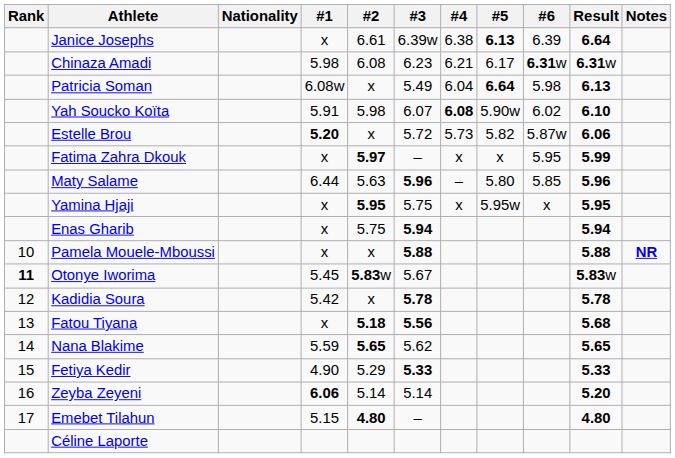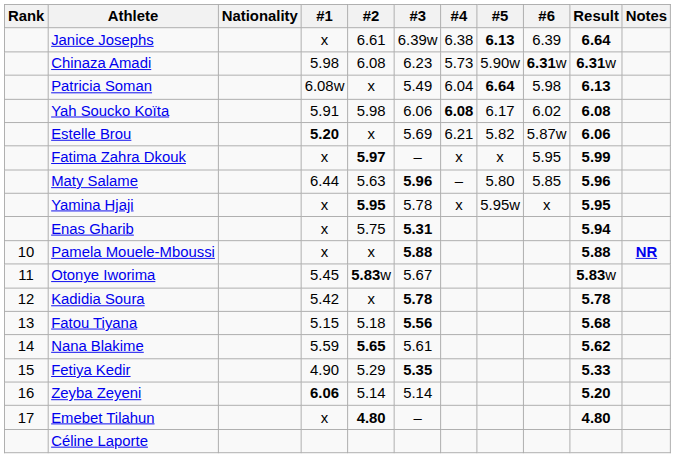(459, 63) 6.21 -> (459, 63) 5.73
(500, 63) 6.17 -> (500, 63) 5.90w
(418, 110) 6.07 -> (418, 110) 6.06
(500, 110) 5.90w -> (500, 110) 6.17
(596, 110) 6.10 -> (596, 110) 6.08
(418, 134) 5.72 -> (418, 134) 5.69
(459, 134) 5.73 -> (459, 134) 6.21
(418, 205) 5.75 -> (418, 205) 5.78
(418, 228) 5.94 -> (418, 228) 5.31
(26, 275) bold -> (26, 275) normal
(325, 323) x -> (325, 323) 5.15
(371, 323) bold -> (371, 323) normal
(418, 346) 5.62 -> (418, 346) 5.61
(596, 346) 5.65 -> (596, 346) 5.62
(418, 370) 5.33 -> (418, 370) 5.35
(325, 417) 5.15 -> (325, 417) x
